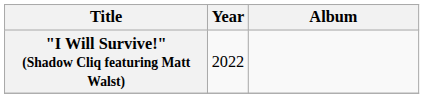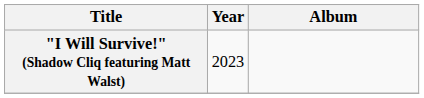(228, 61) 2022 -> (228, 61) 2023
